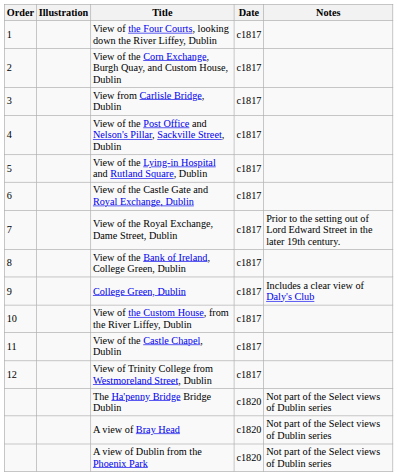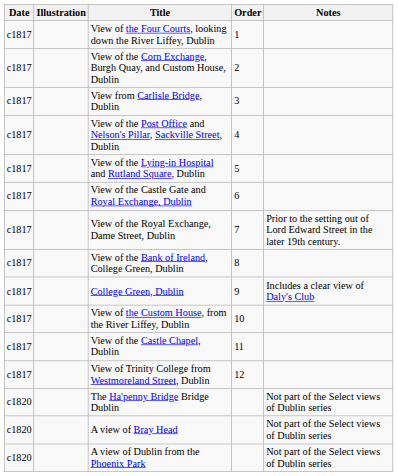columns swapped: (20, 12) <-> (249, 12)
